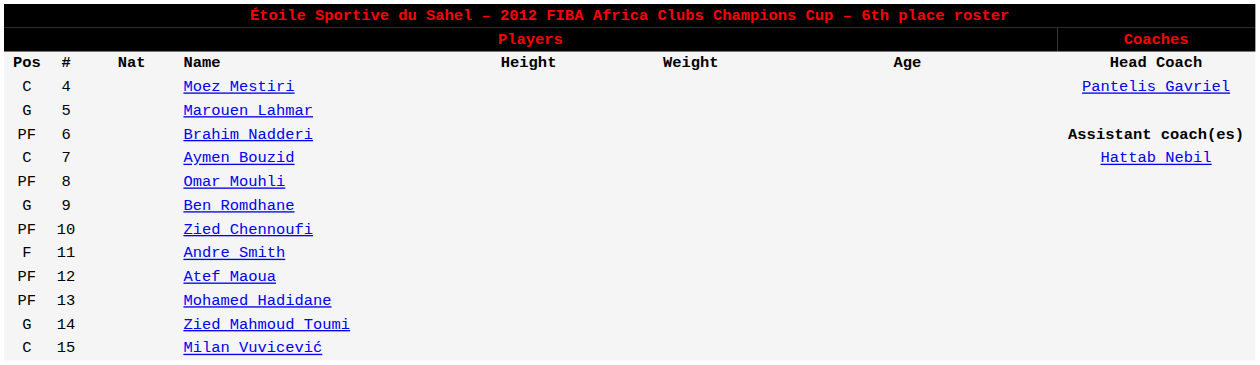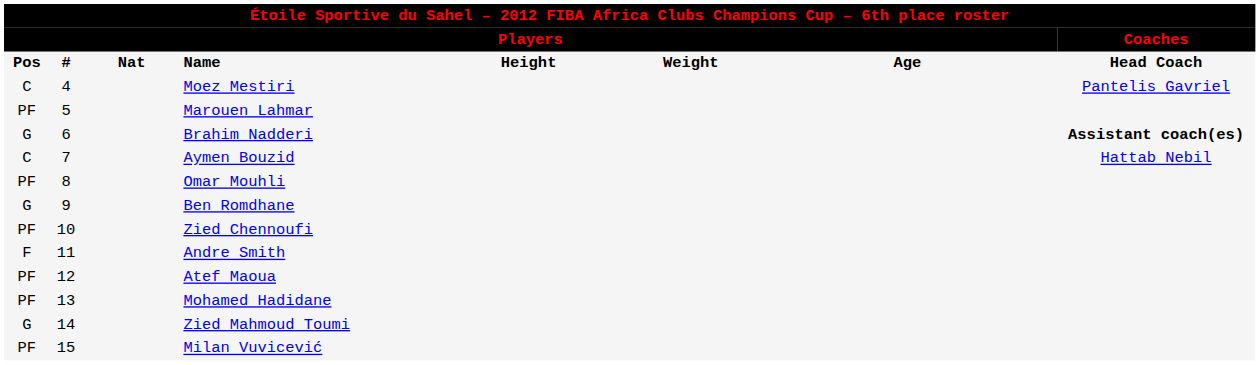(27, 111) G -> (27, 111) PF
(27, 135) PF -> (27, 135) G
(27, 349) C -> (27, 349) PF
